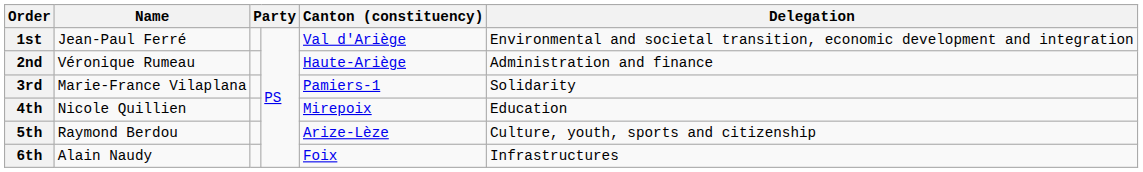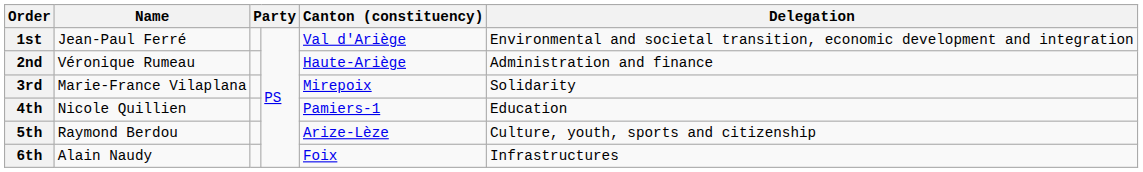(342, 86) Pamiers-1 -> (337, 86) Mirepoix
(337, 109) Mirepoix -> (342, 109) Pamiers-1
